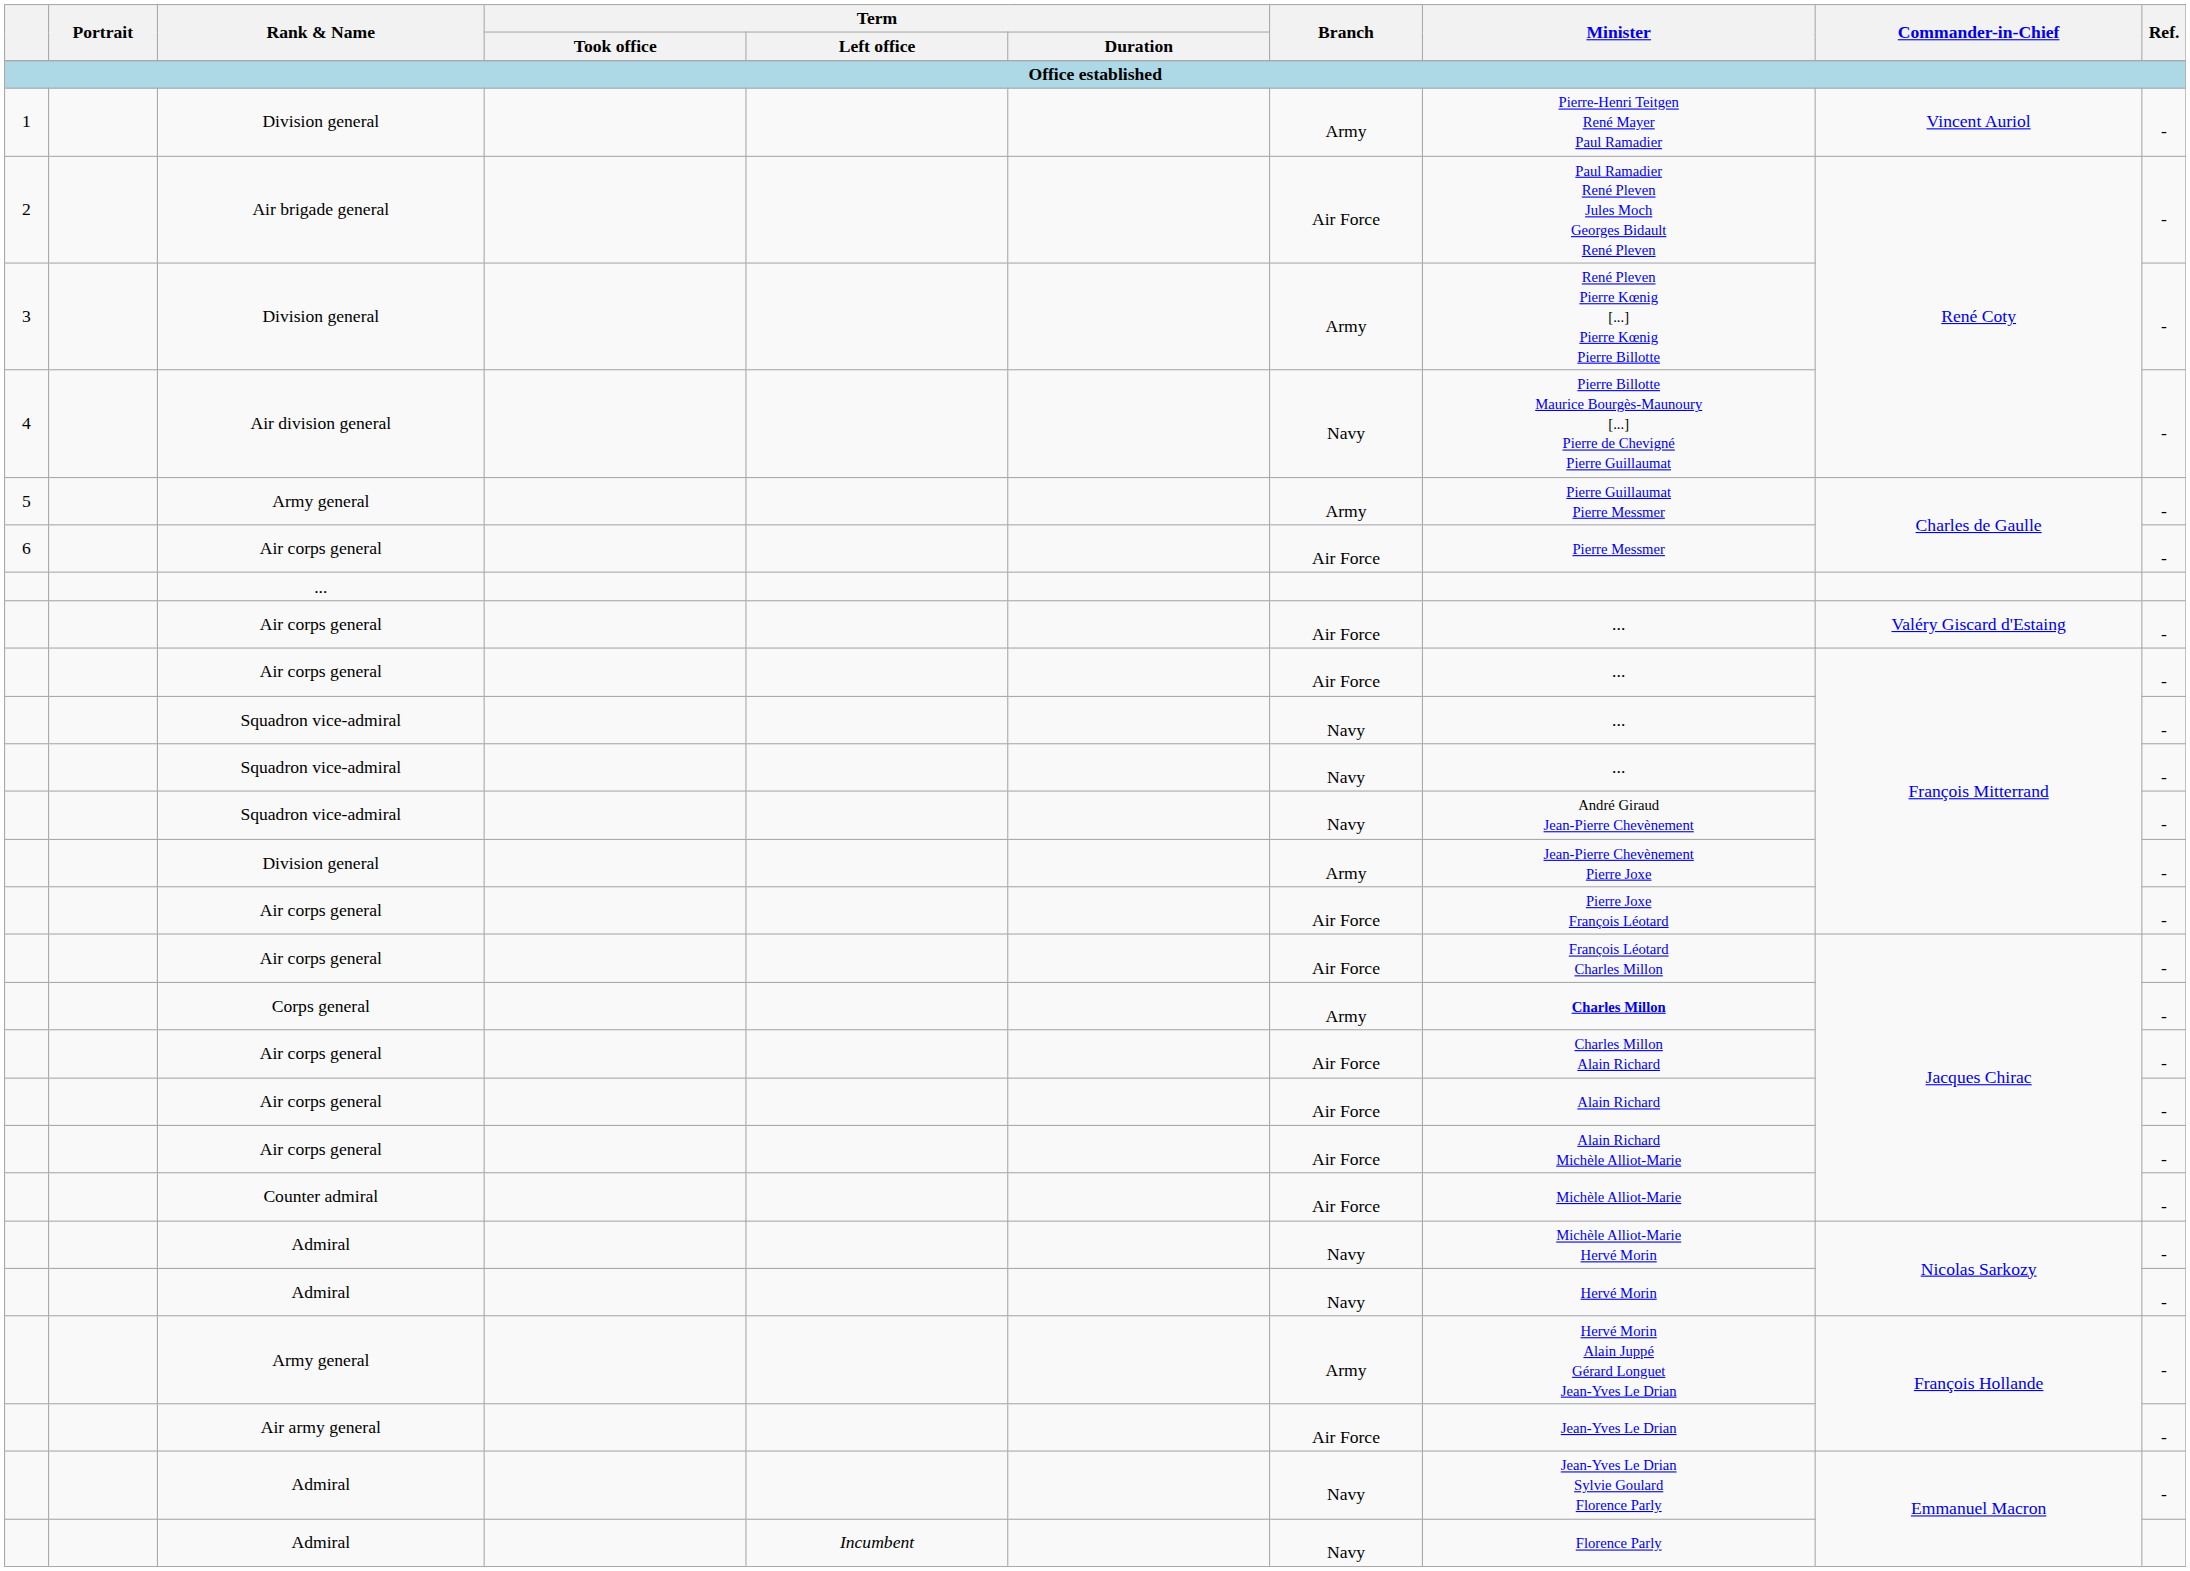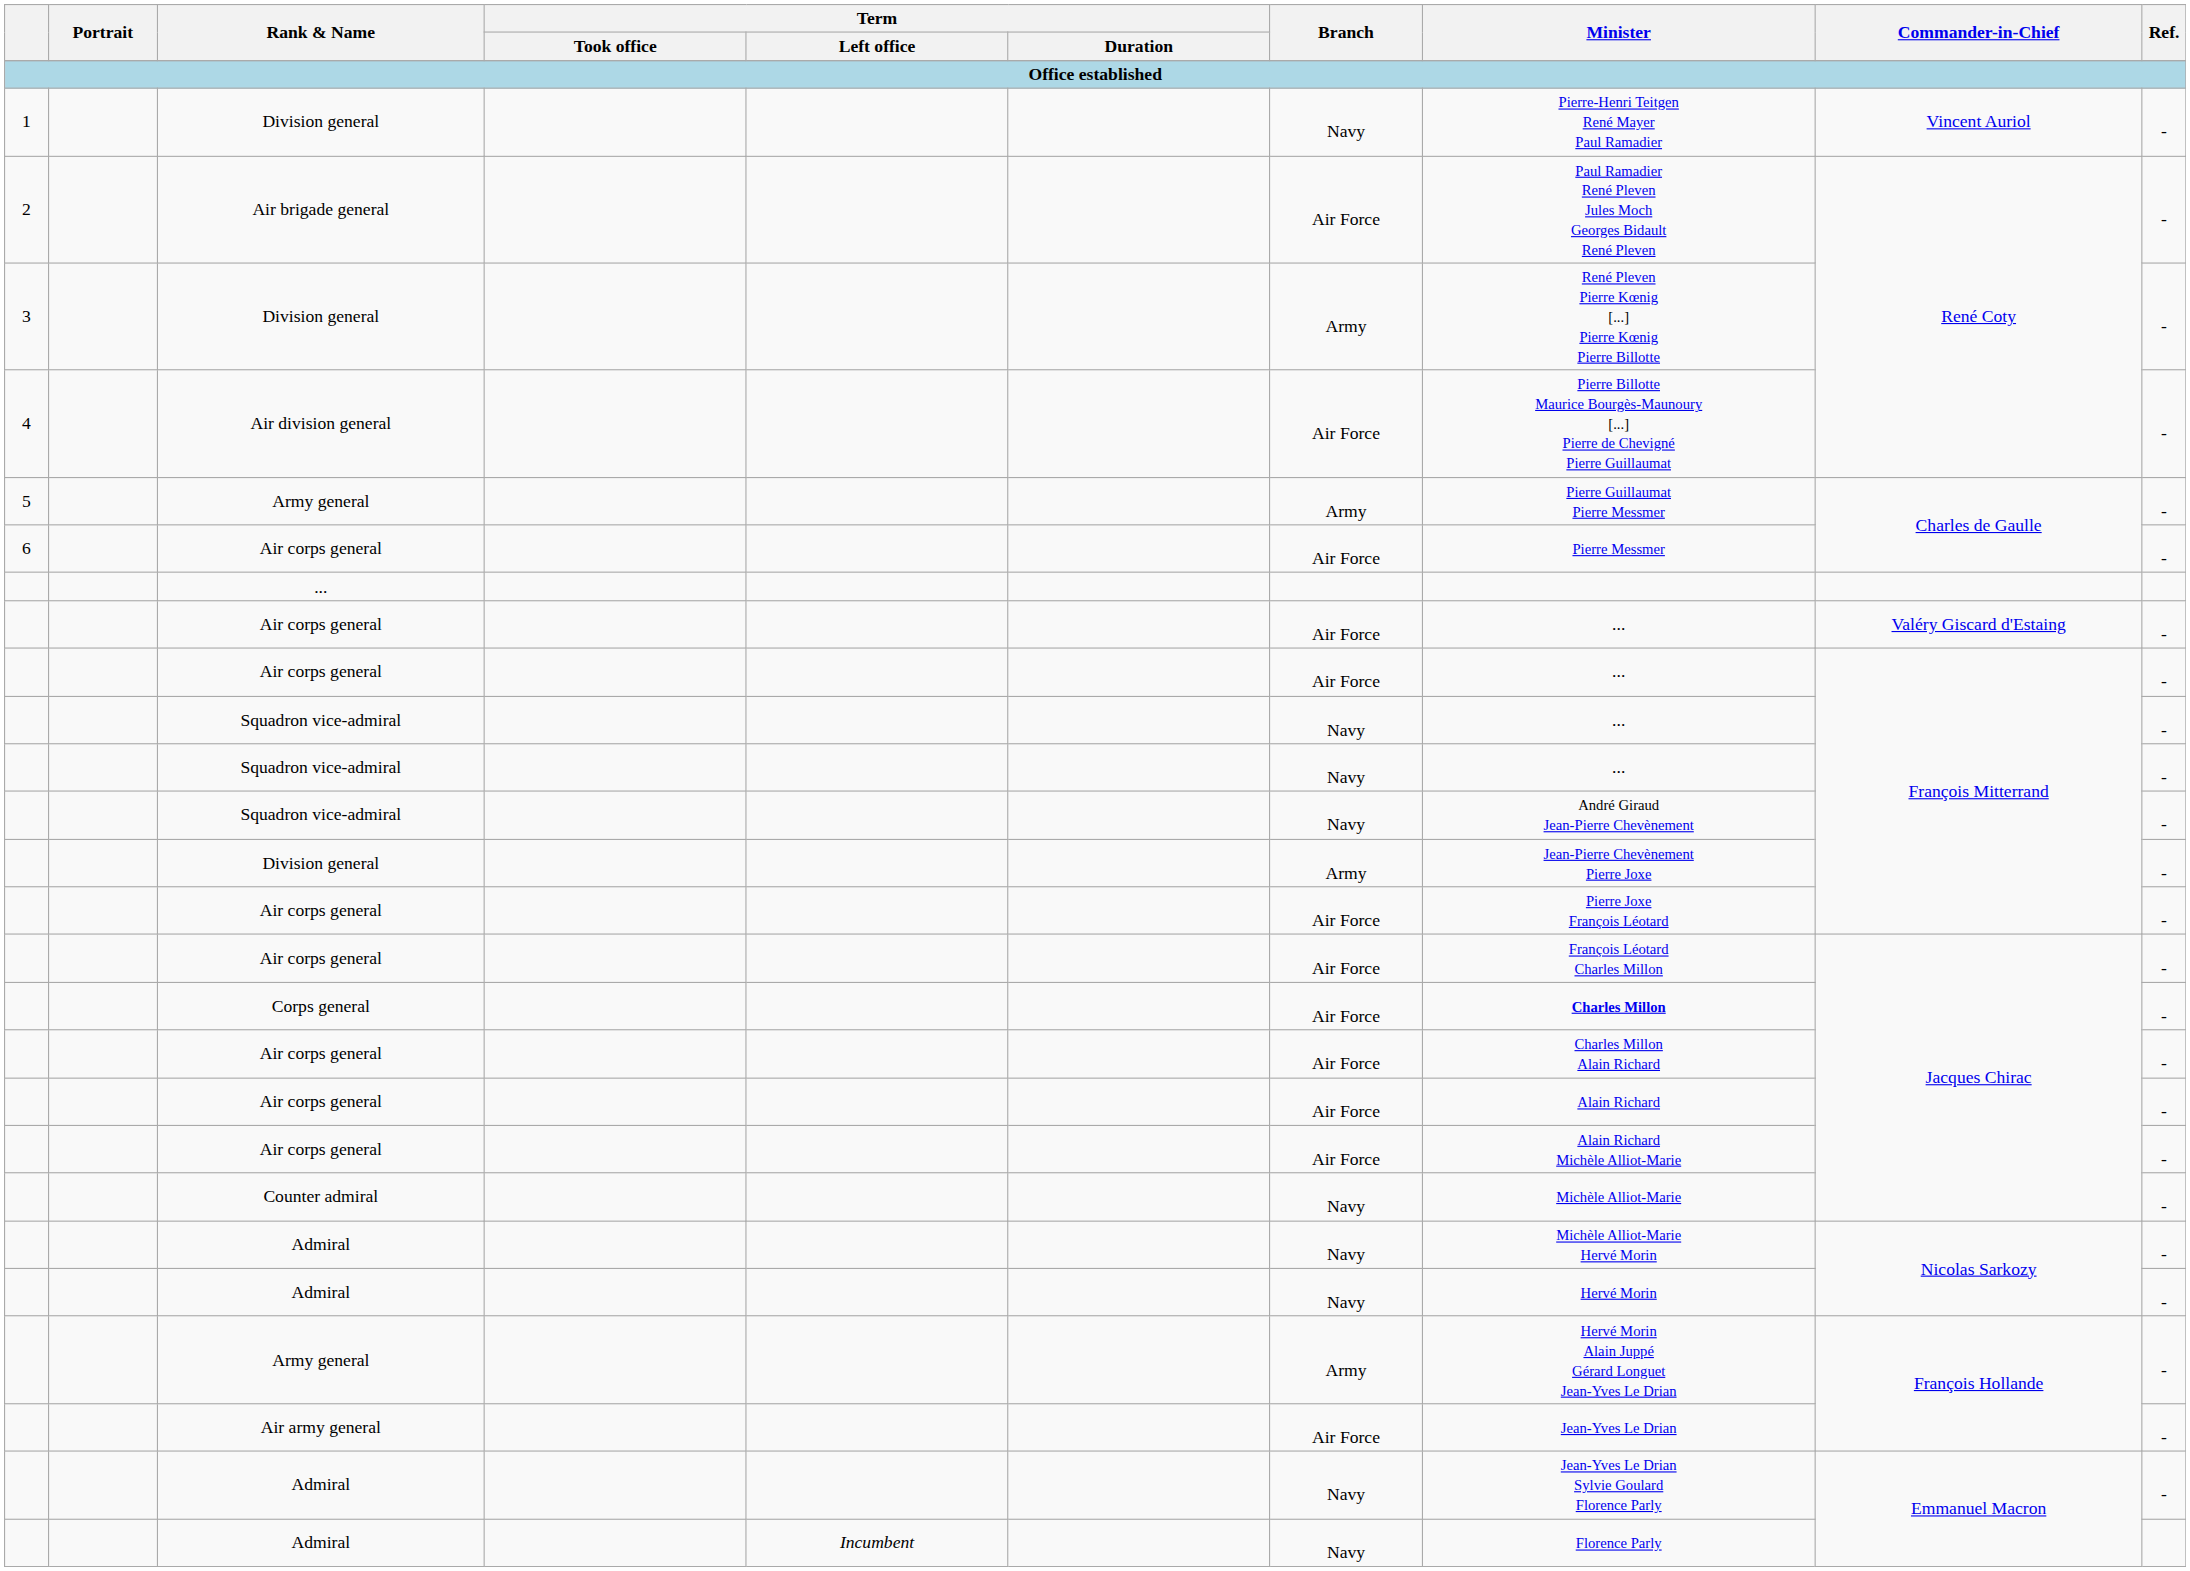(1346, 131) Army -> (1346, 131) Navy
(1346, 433) Navy -> (1346, 433) Air Force
(1346, 1015) Army -> (1346, 1015) Air Force
(1346, 1206) Air Force -> (1346, 1206) Navy
